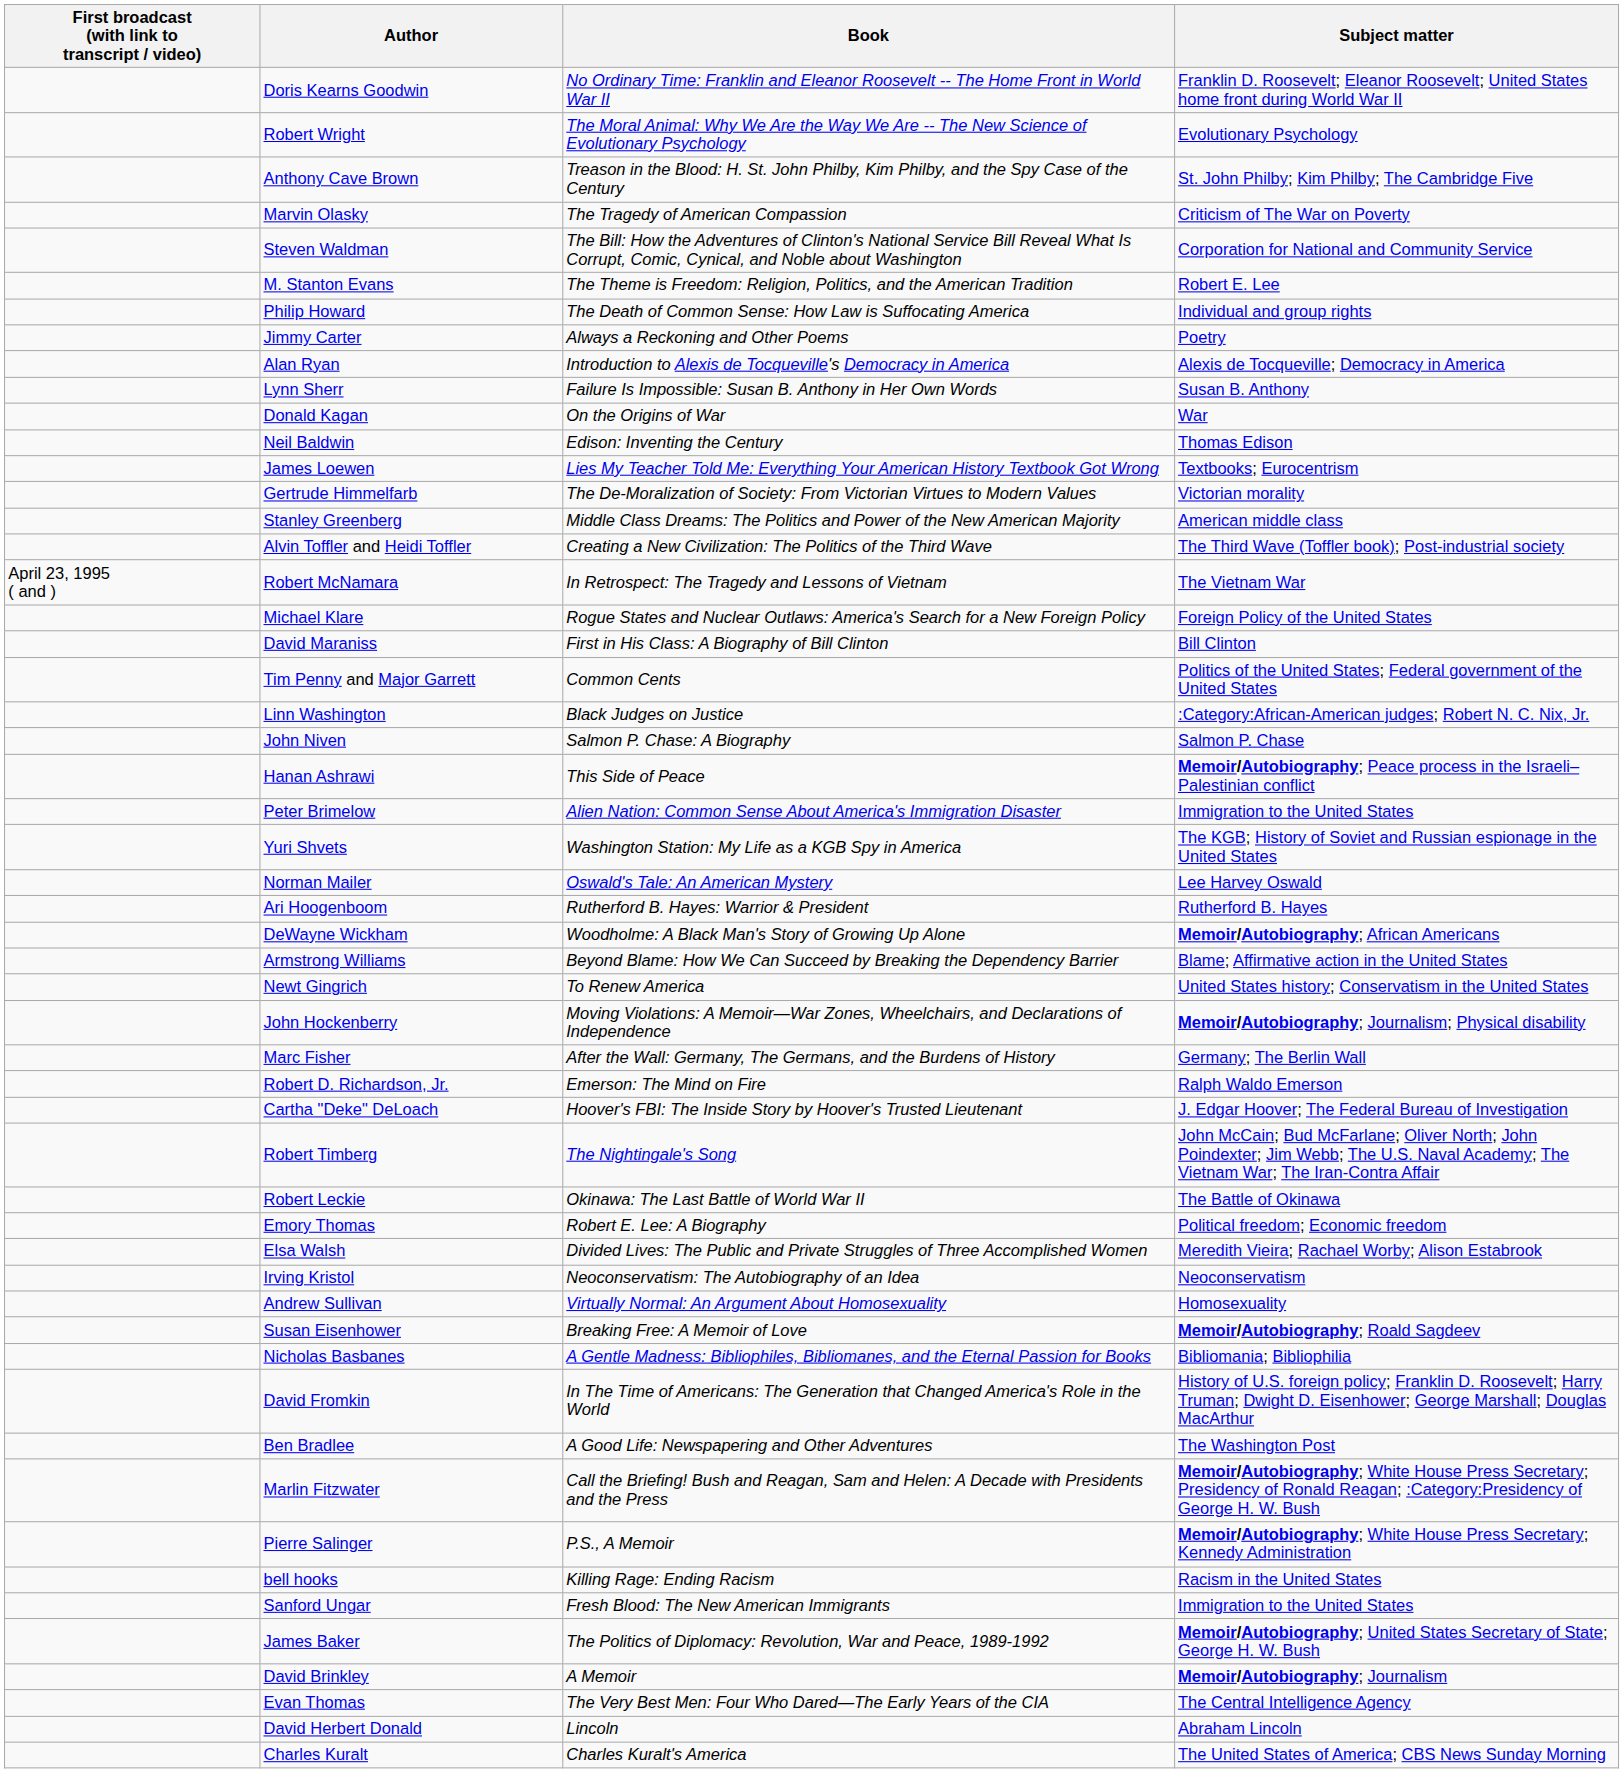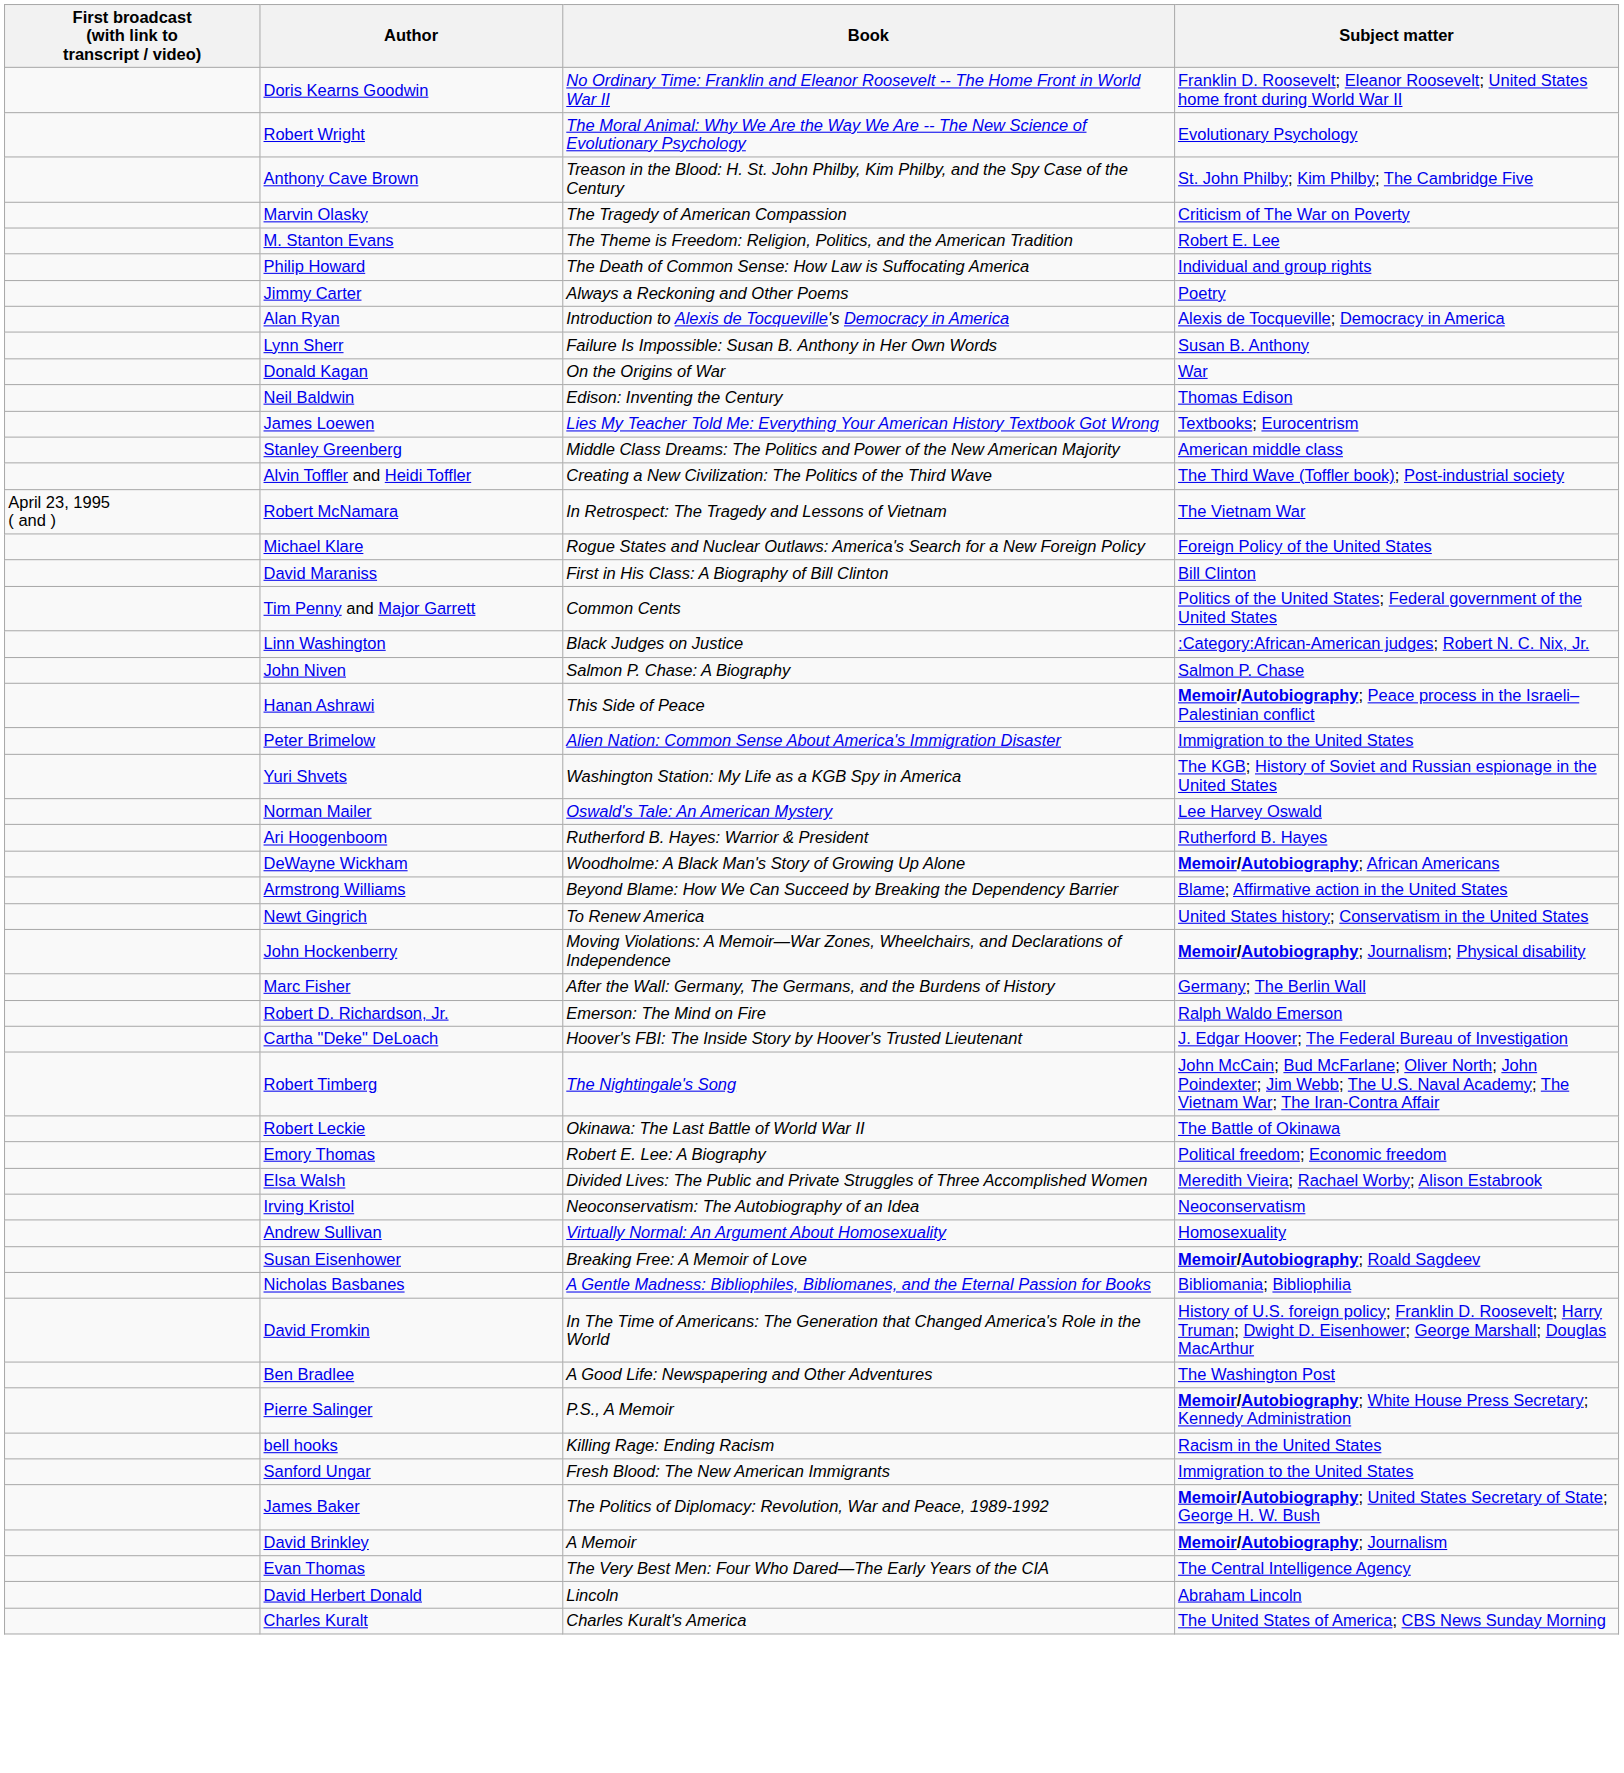- row: (326, 250)
- row: (340, 494)
- row: (322, 1490)
